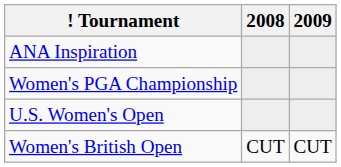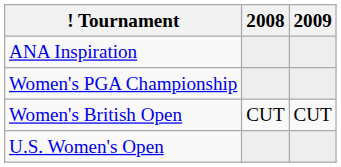rows swapped: (86, 115) <-> (96, 146)
